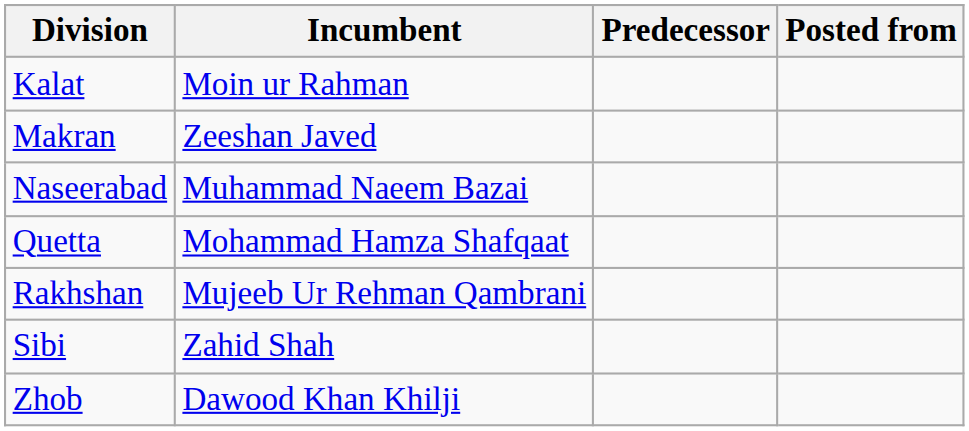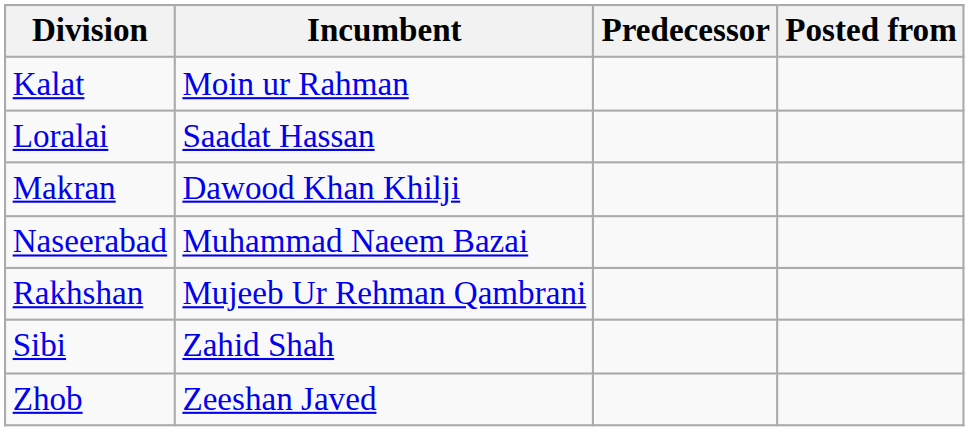+ row: (60, 135)
(279, 135) Zeeshan Javed -> (321, 188) Dawood Khan Khilji
- row: (57, 240)
(321, 398) Dawood Khan Khilji -> (279, 398) Zeeshan Javed
